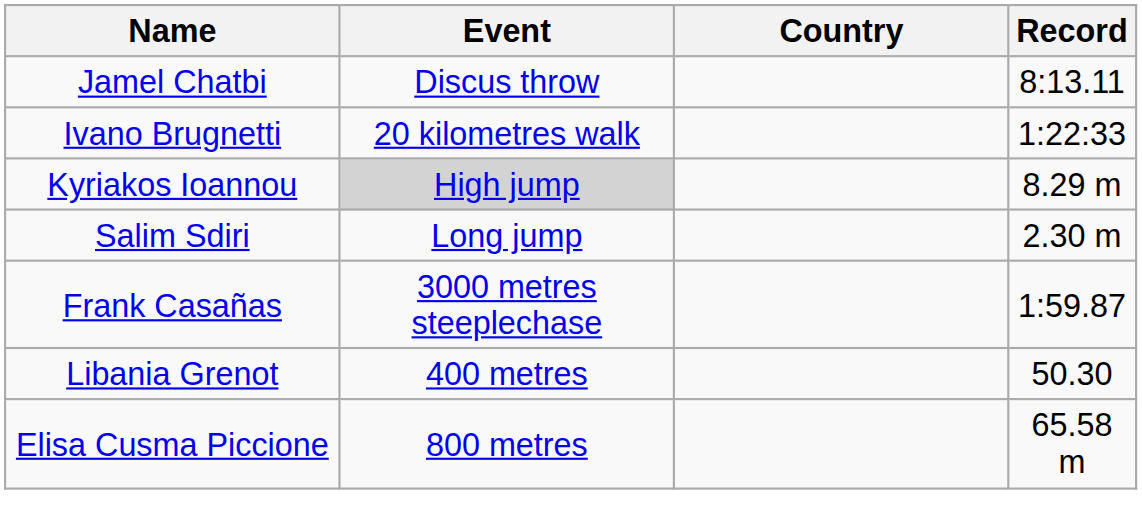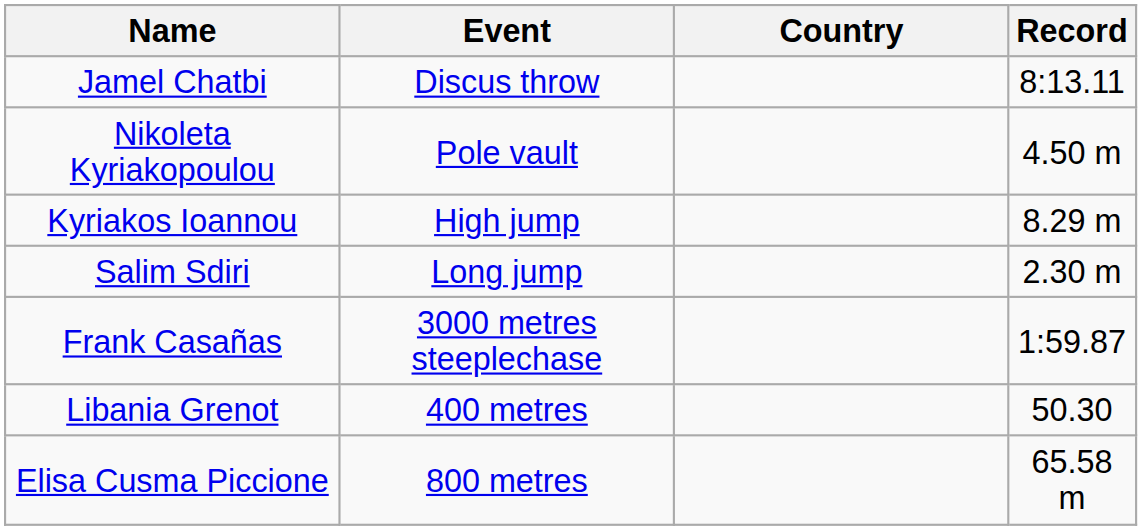- row: (172, 133)
+ row: (172, 151)
(507, 185) lightgrey background -> (507, 221) no background
